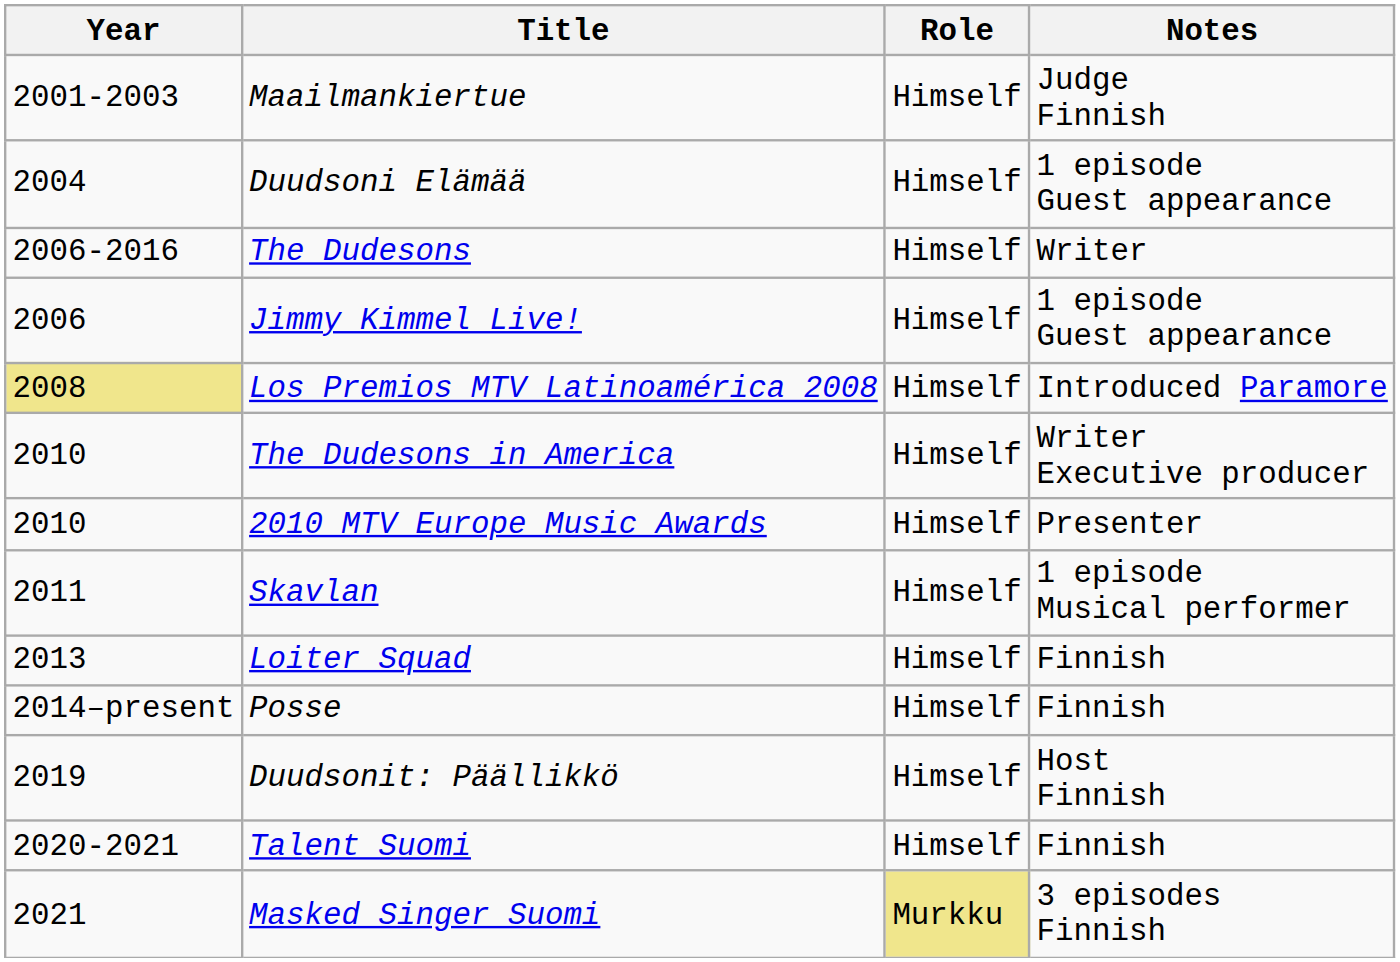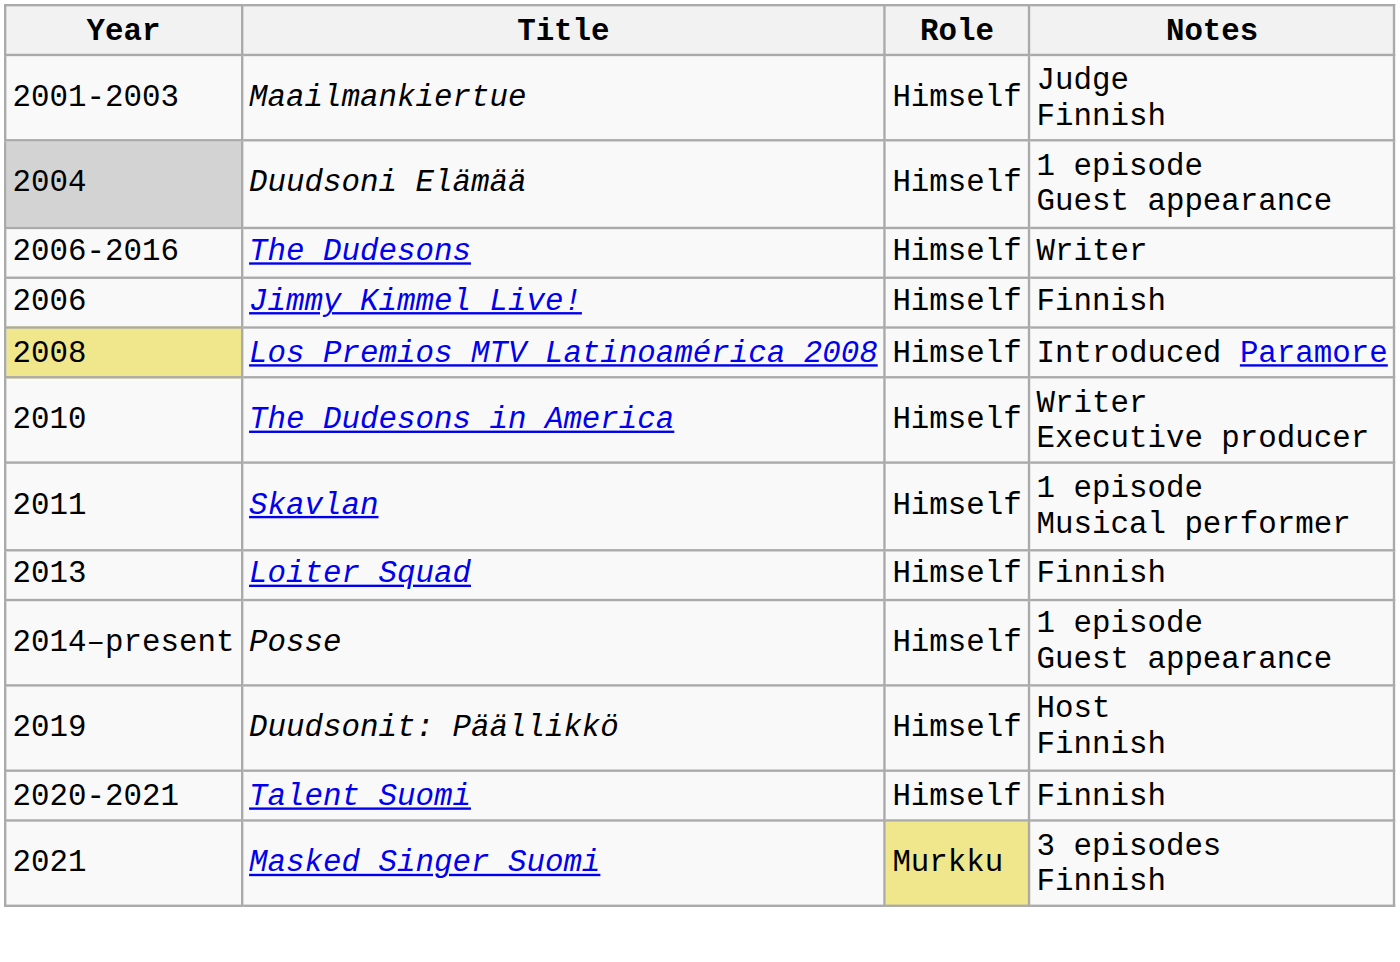(50, 184) no background -> (50, 184) lightgrey background
(1184, 320) 1 episode Guest appearance -> (1101, 302) Finnish
- row: (508, 524)
(1101, 710) Finnish -> (1184, 642) 1 episode Guest appearance
